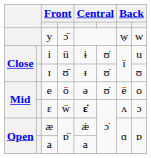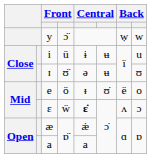(107, 54) ʊ̇ -> (107, 54) ʉ
(85, 72) ᵻ -> (85, 72) ə
(107, 72) ʊ̇ -> (107, 72) ʉ
(85, 90) ə -> (85, 90) ᵻ
